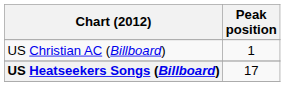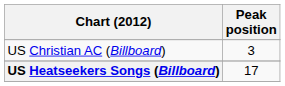(251, 50) 1 -> (251, 50) 3
